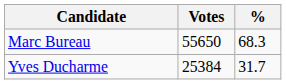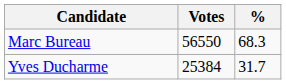(202, 41) 55650 -> (202, 41) 56550
